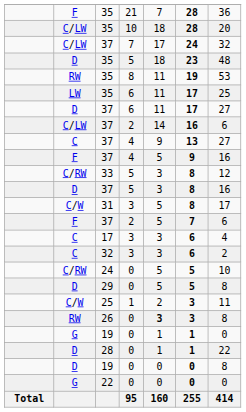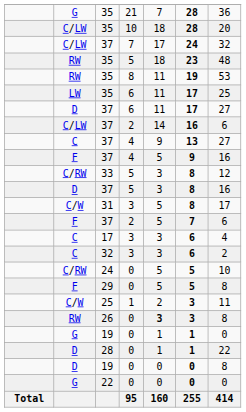(75, 12) F -> (75, 12) G
(75, 61) D -> (75, 61) RW
(75, 286) D -> (75, 286) F
